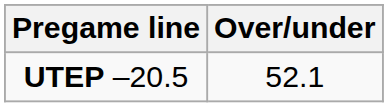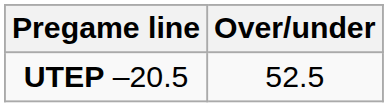(295, 76) 52.1 -> (295, 76) 52.5
